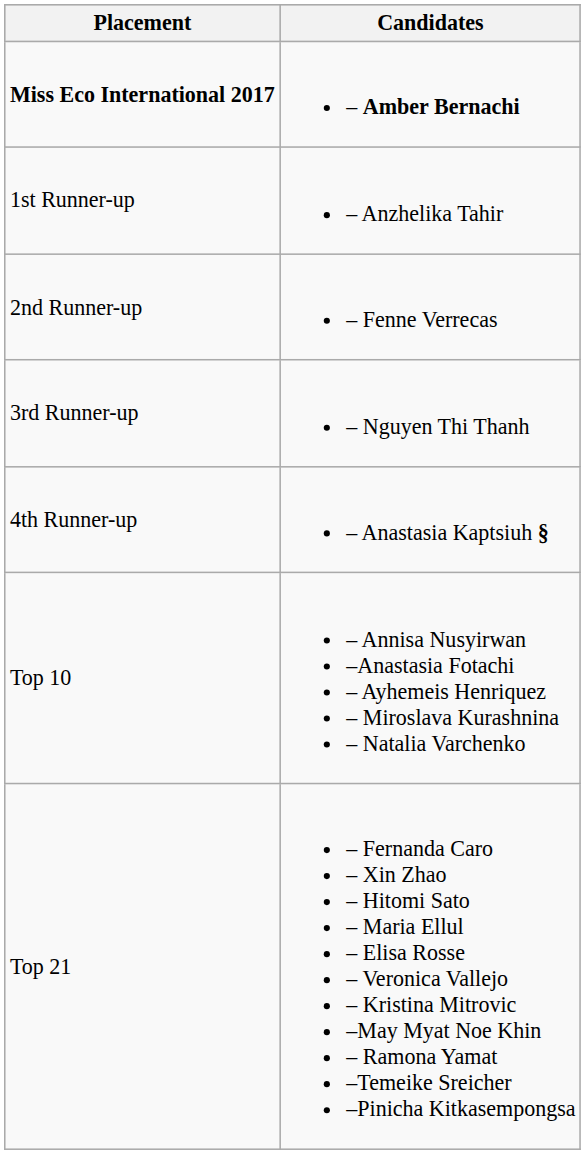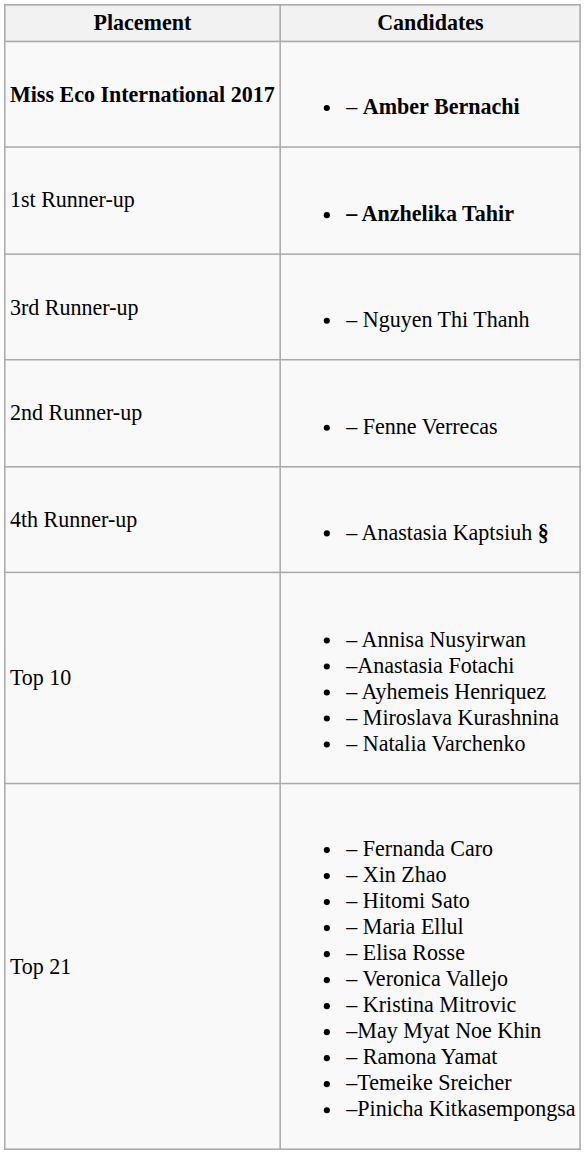(430, 214) normal -> (430, 214) bold
rows swapped: (76, 307) <-> (74, 413)
